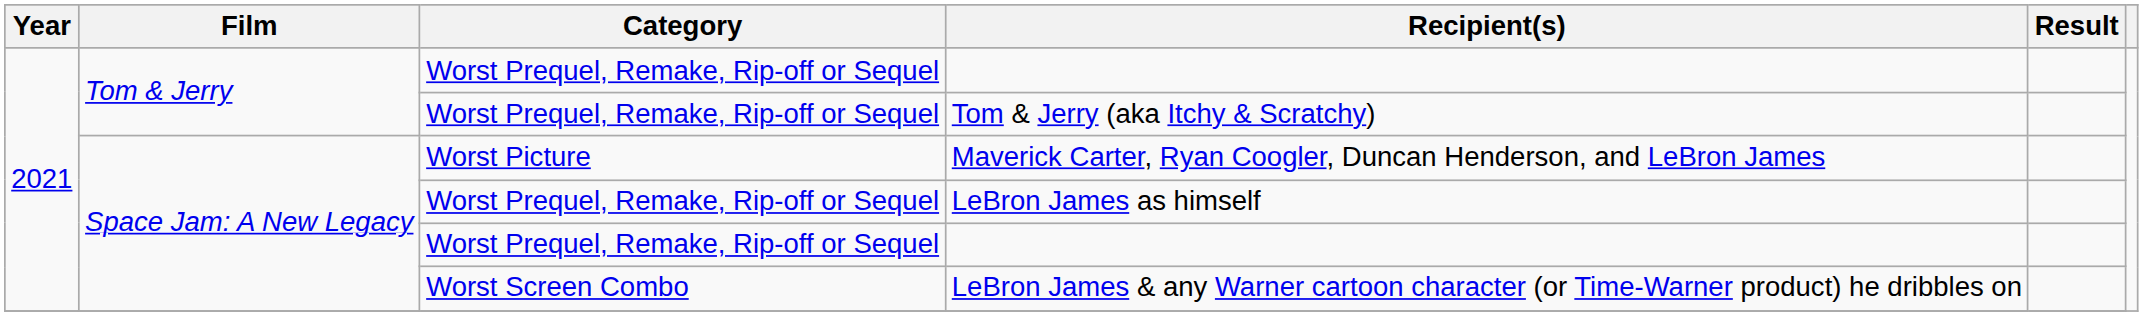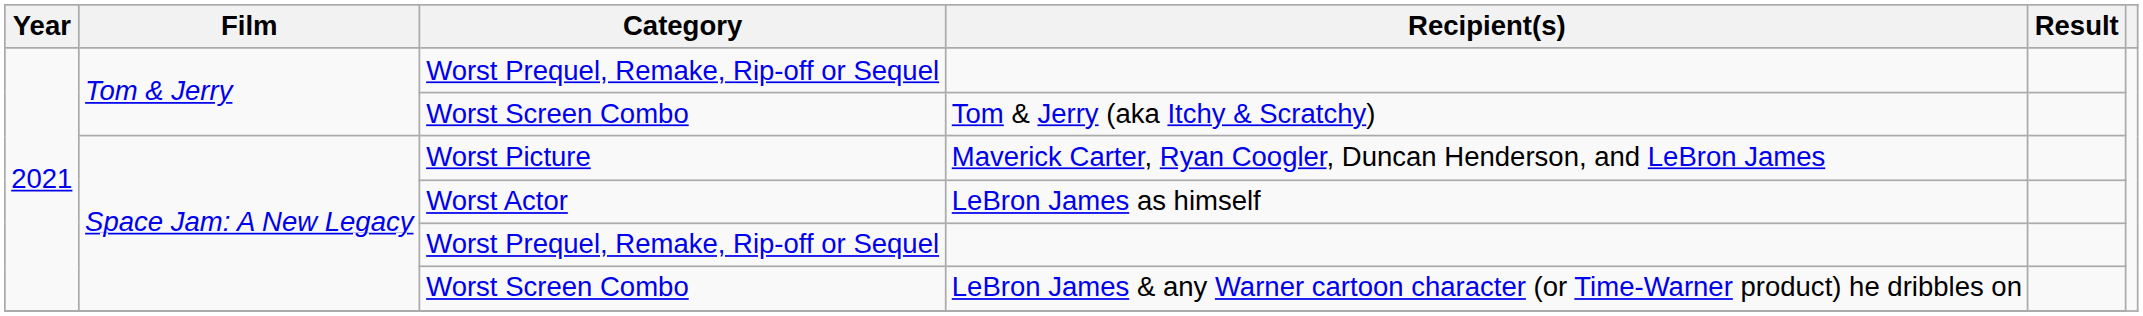(683, 113) Worst Prequel, Remake, Rip-off or Sequel -> (557, 113) Worst Screen Combo
(683, 200) Worst Prequel, Remake, Rip-off or Sequel -> (497, 200) Worst Actor
